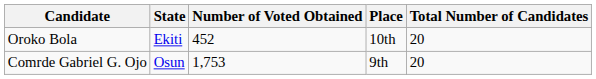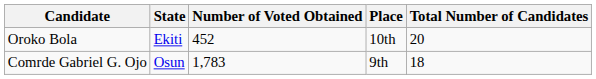(209, 62) 1,753 -> (209, 62) 1,783
(417, 62) 20 -> (417, 62) 18
